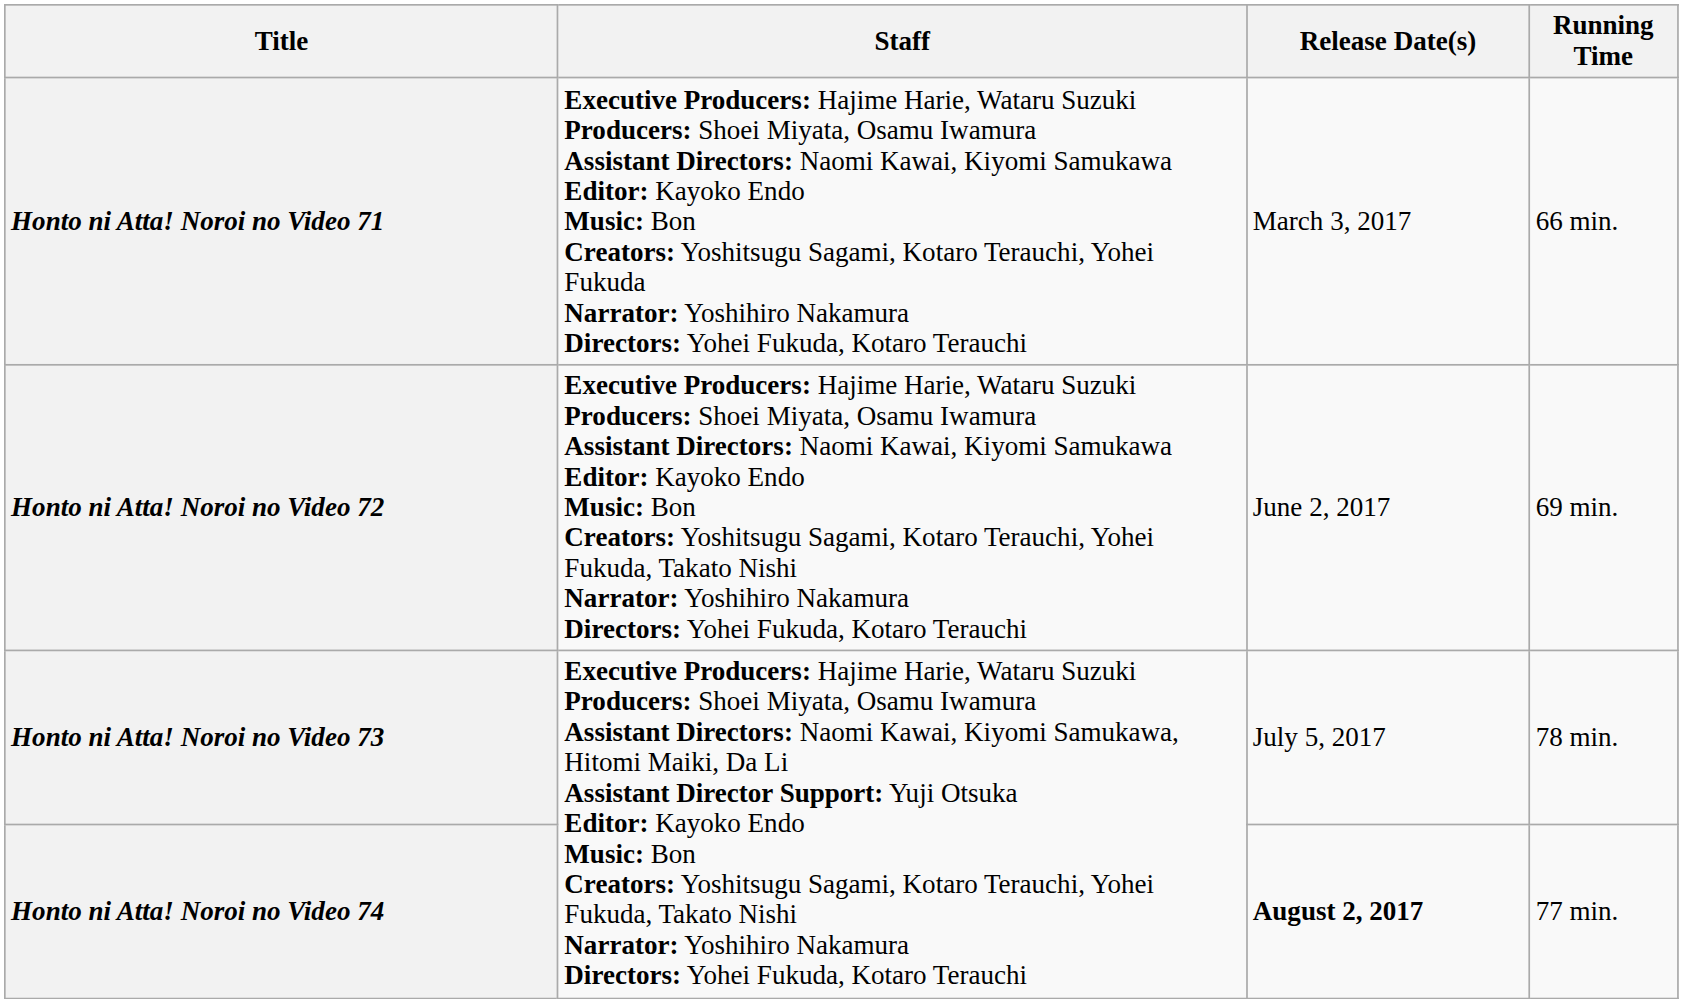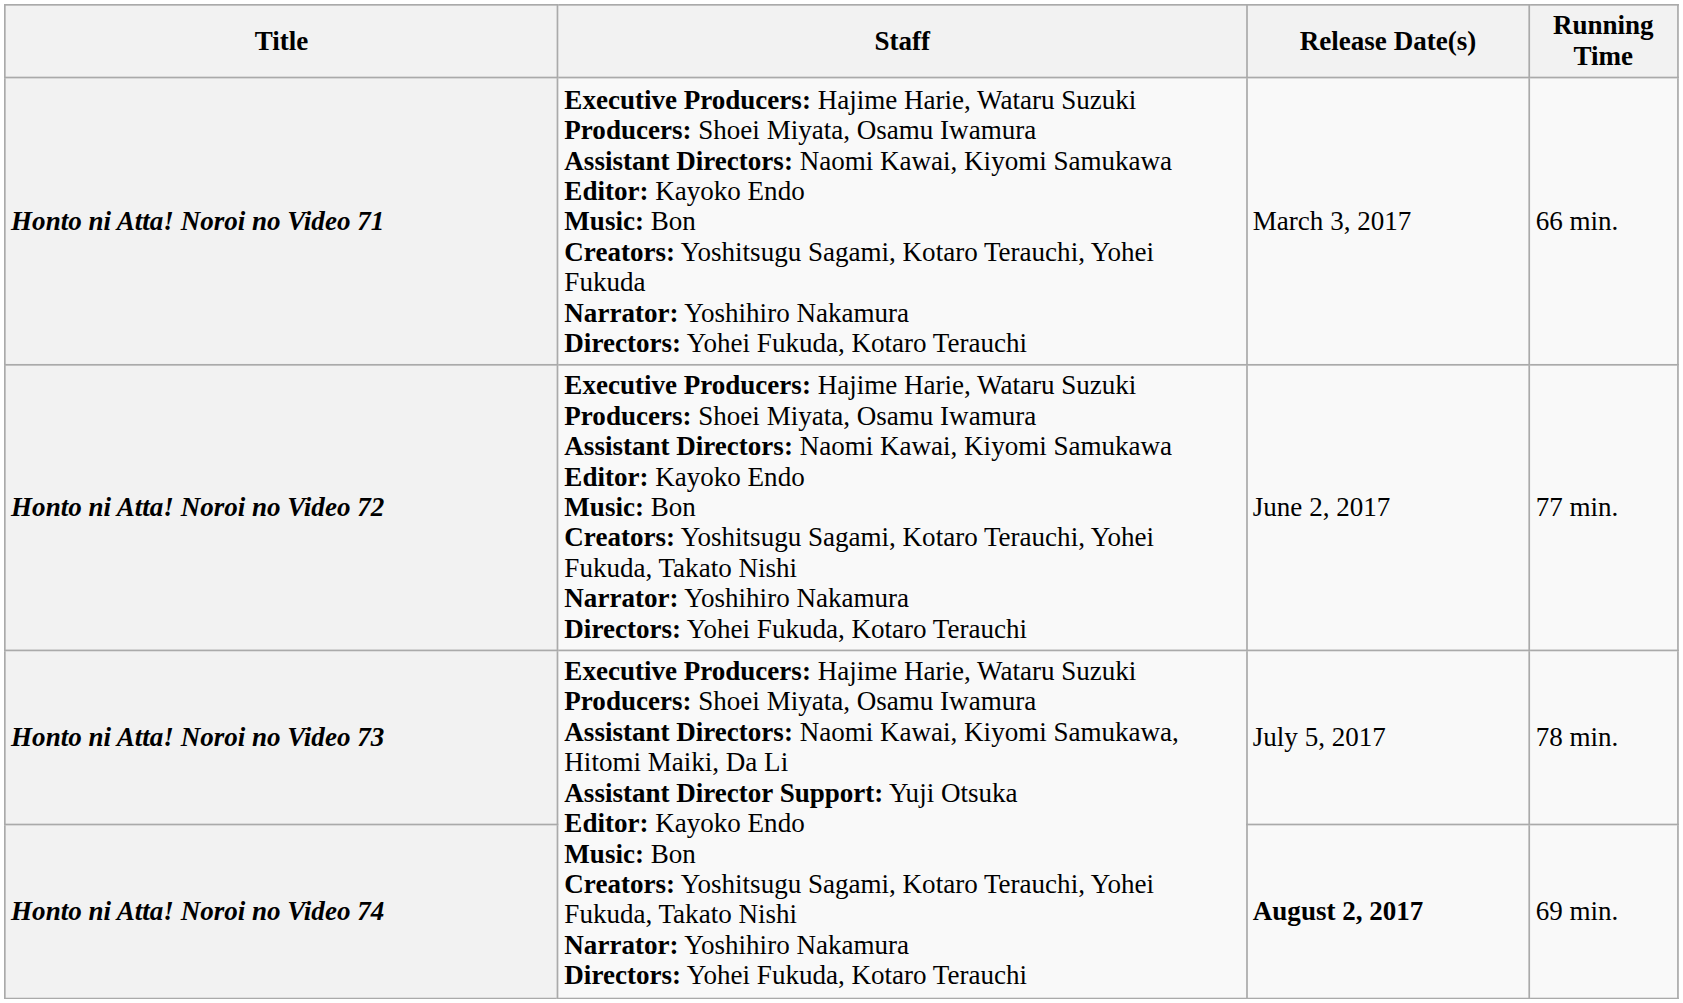(1577, 507) 69 min. -> (1577, 507) 77 min.
(1577, 910) 77 min. -> (1577, 910) 69 min.
